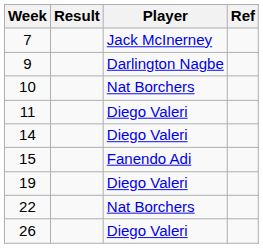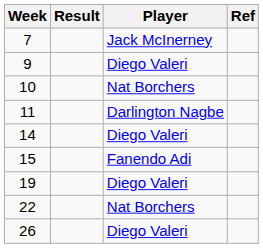(165, 64) Darlington Nagbe -> (147, 64) Diego Valeri
(147, 111) Diego Valeri -> (165, 111) Darlington Nagbe
